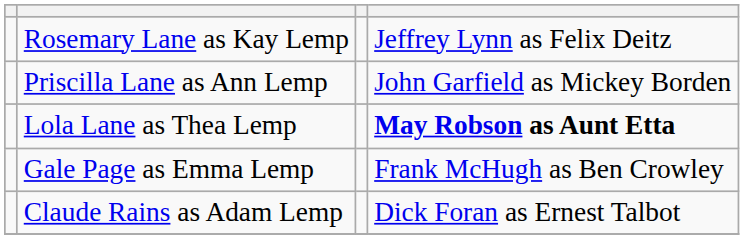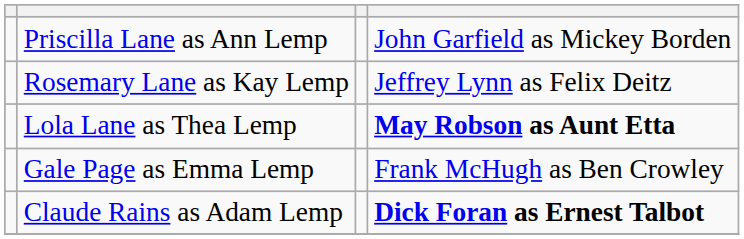rows swapped: (176, 82) <-> (186, 38)
(527, 212) normal -> (539, 212) bold
